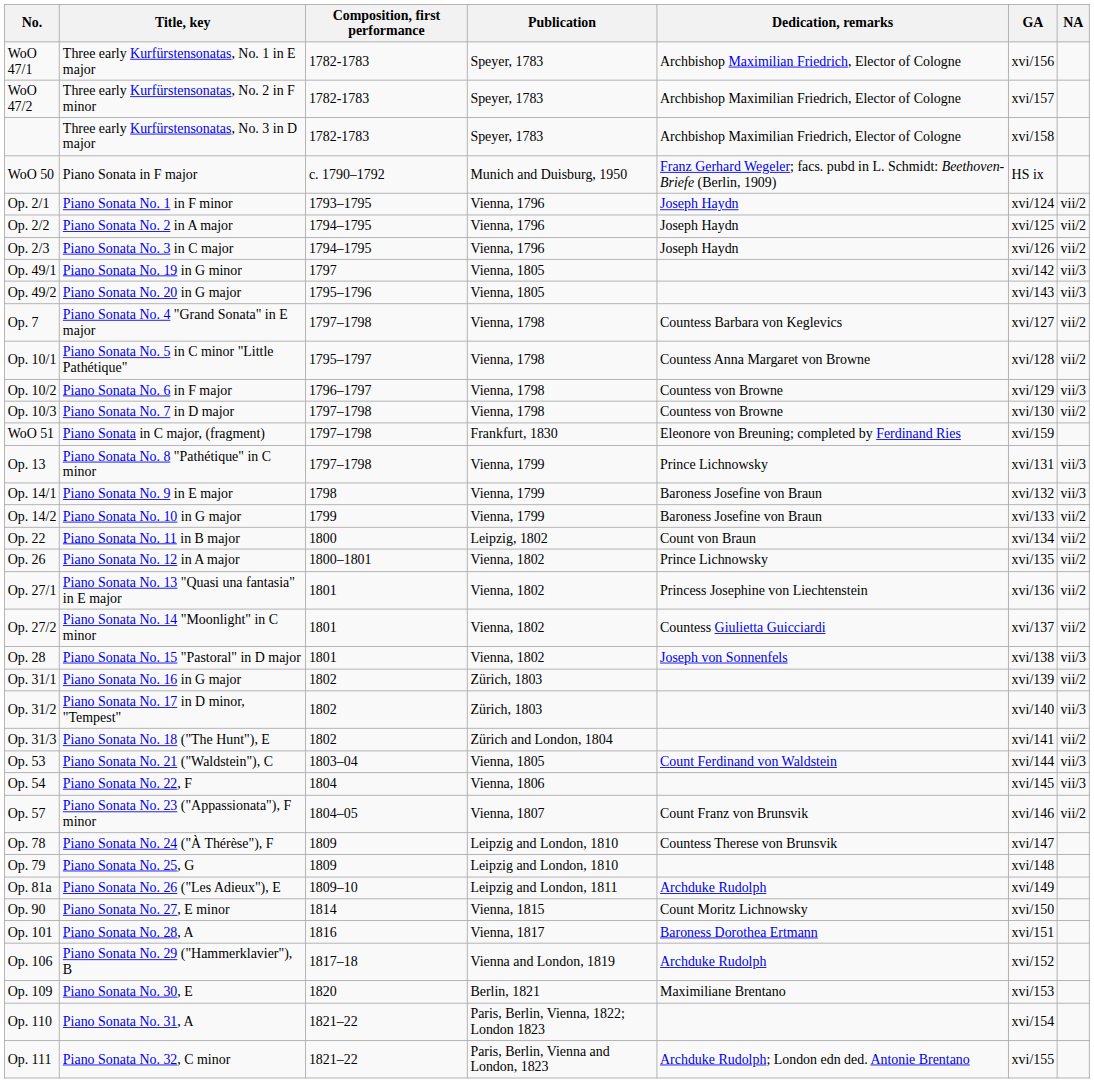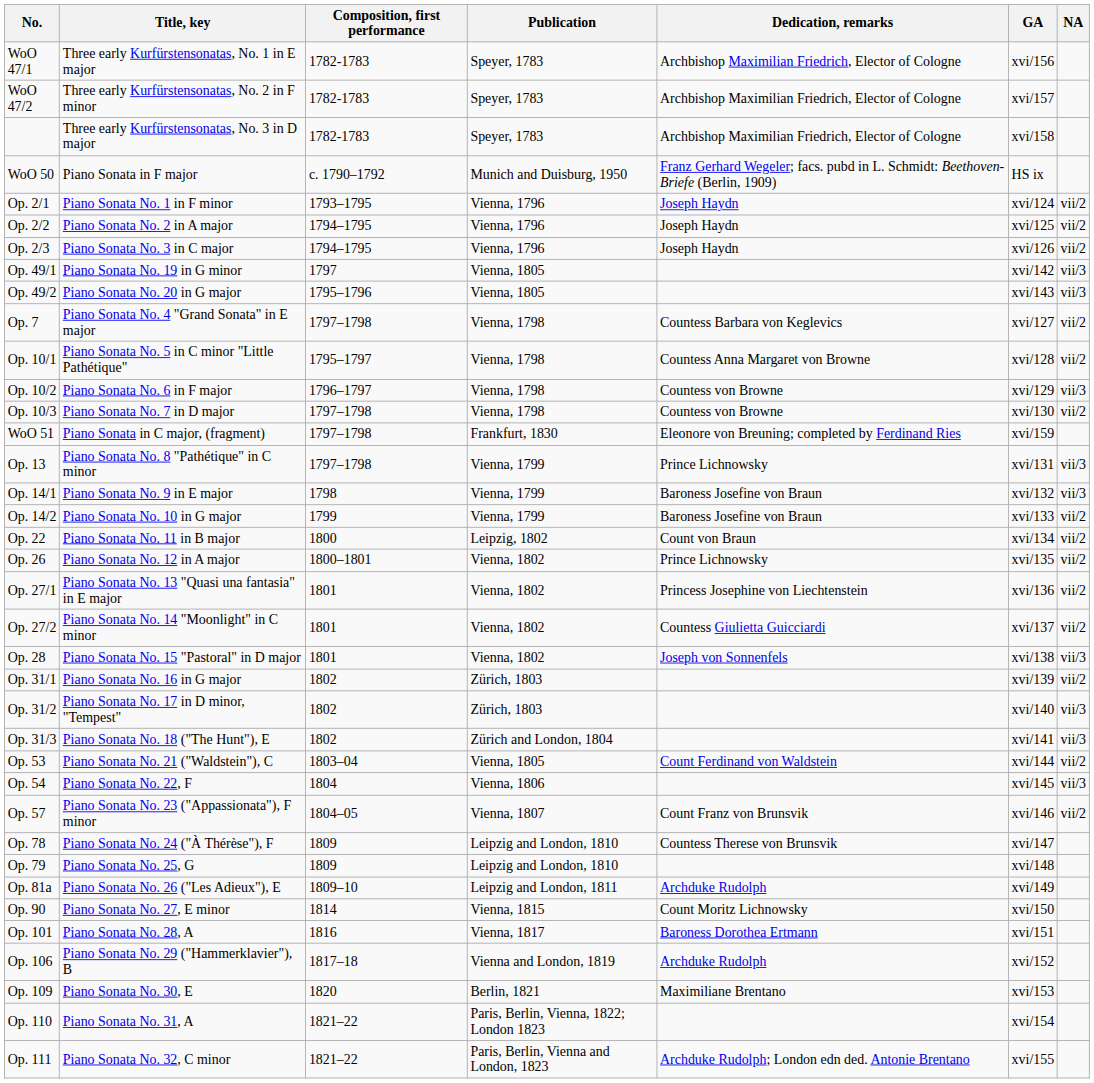(1073, 739) vii/2 -> (1073, 739) vii/3
(1073, 761) vii/3 -> (1073, 761) vii/2
